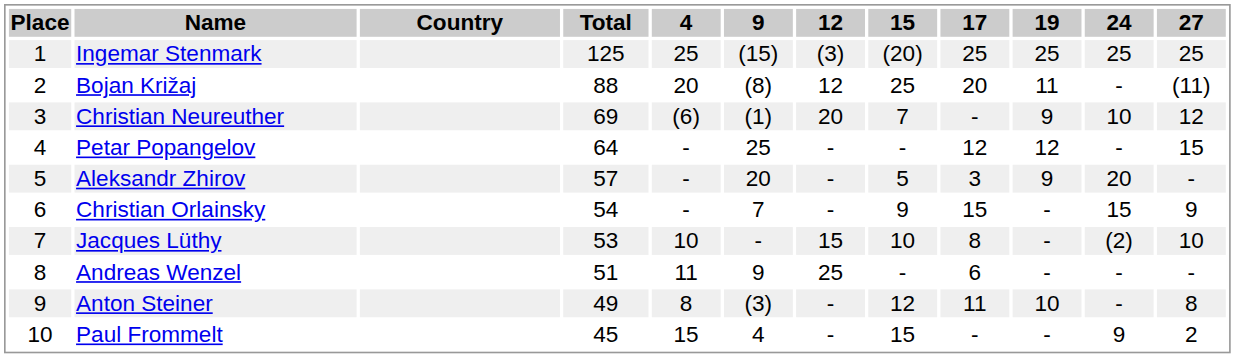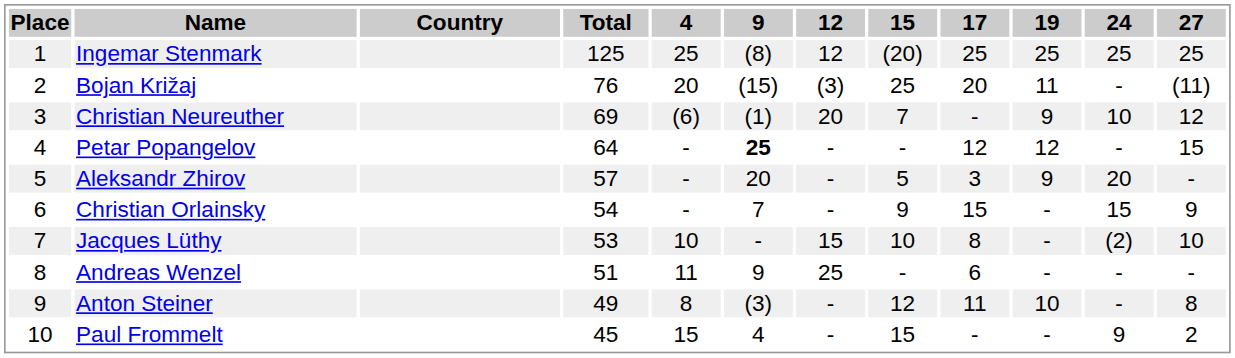(758, 54) (15) -> (758, 54) (8)
(830, 54) (3) -> (830, 54) 12
(606, 85) 88 -> (606, 85) 76
(758, 85) (8) -> (758, 85) (15)
(830, 85) 12 -> (830, 85) (3)
(758, 148) normal -> (758, 148) bold
